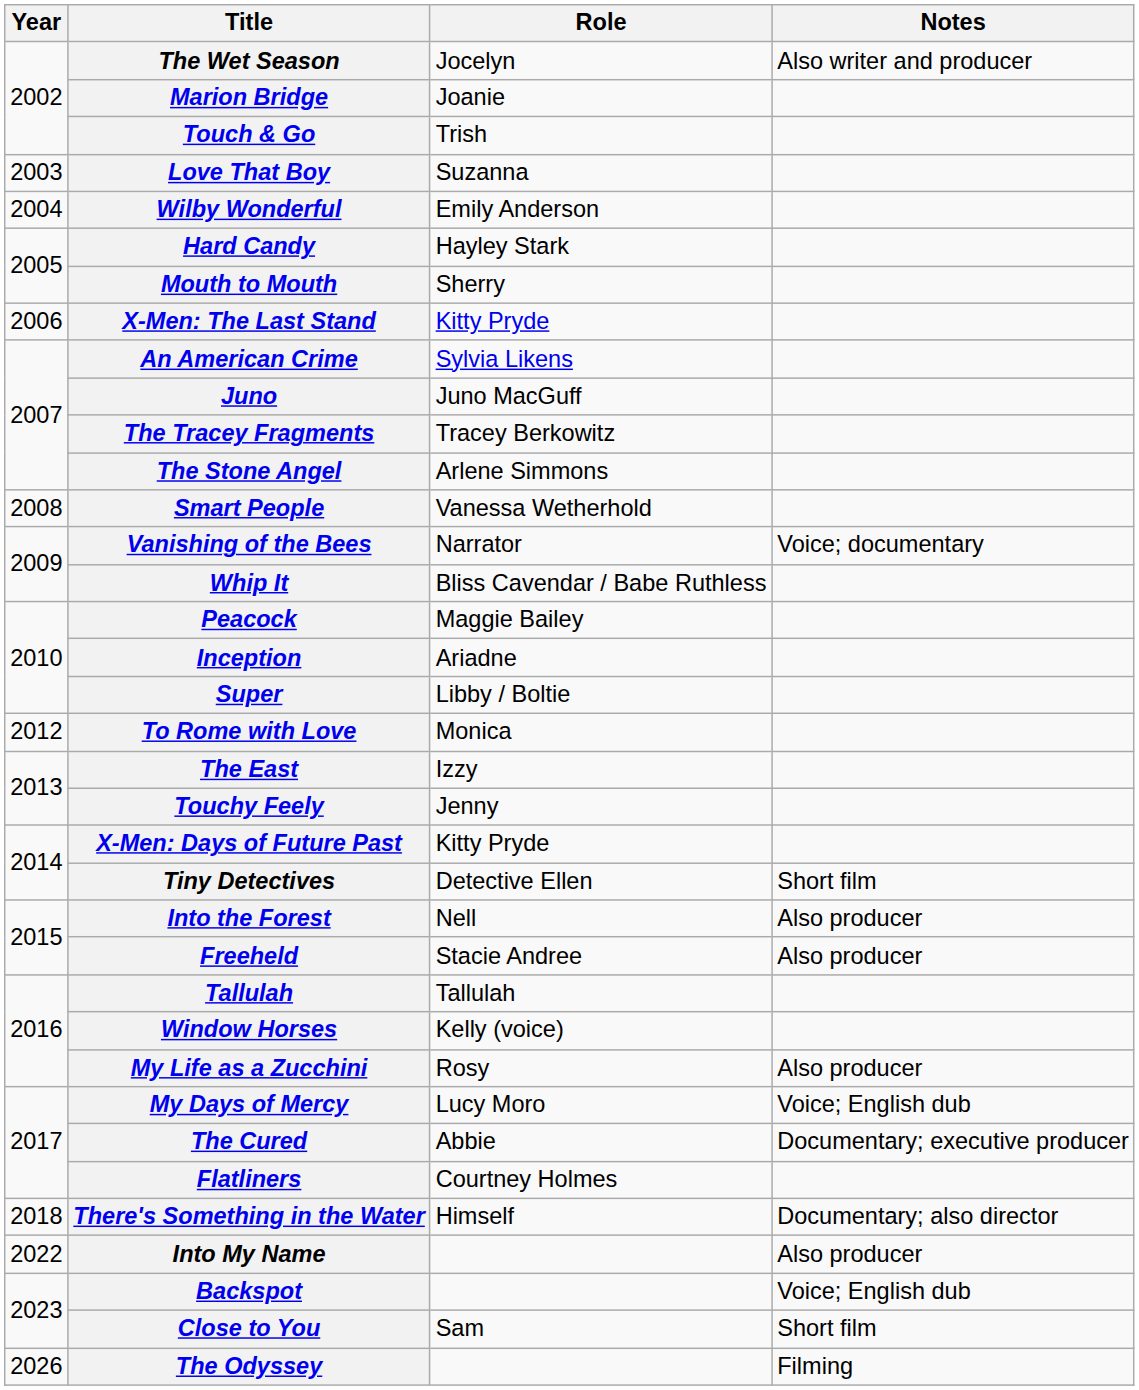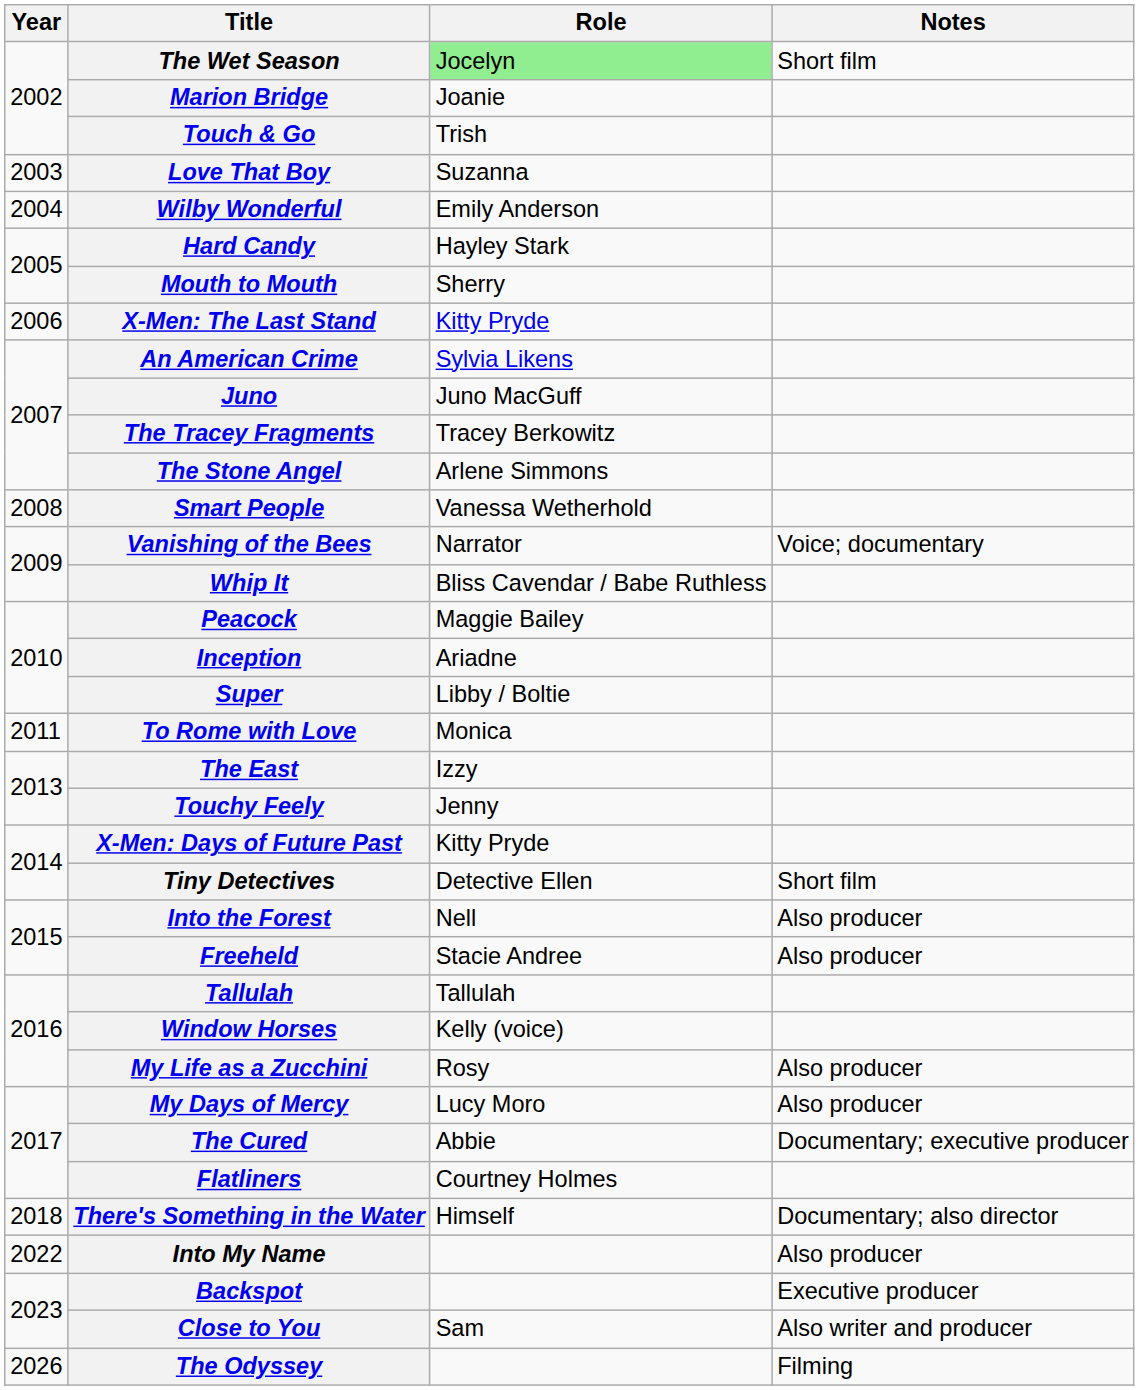(476, 60) no background -> (476, 60) lightgreen background
(905, 60) Also writer and producer -> (827, 60) Short film
(36, 731) 2012 -> (35, 731) 2011
(874, 1104) Voice; English dub -> (850, 1104) Also producer
(874, 1291) Voice; English dub -> (878, 1291) Executive producer
(827, 1328) Short film -> (905, 1328) Also writer and producer
